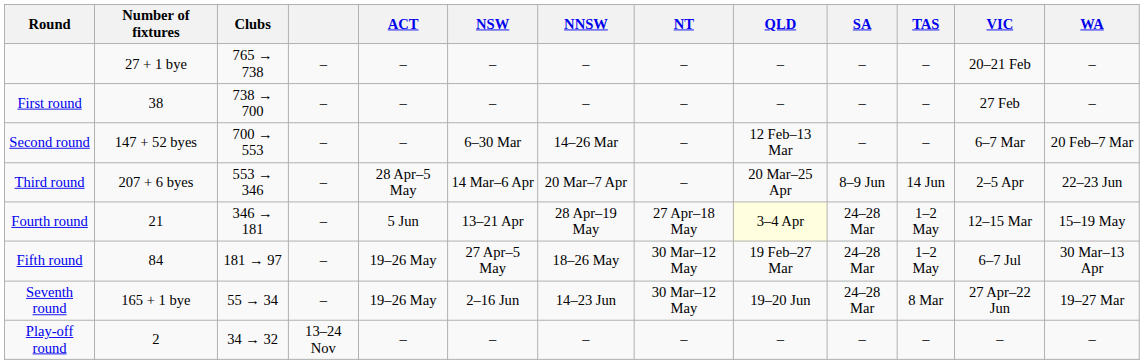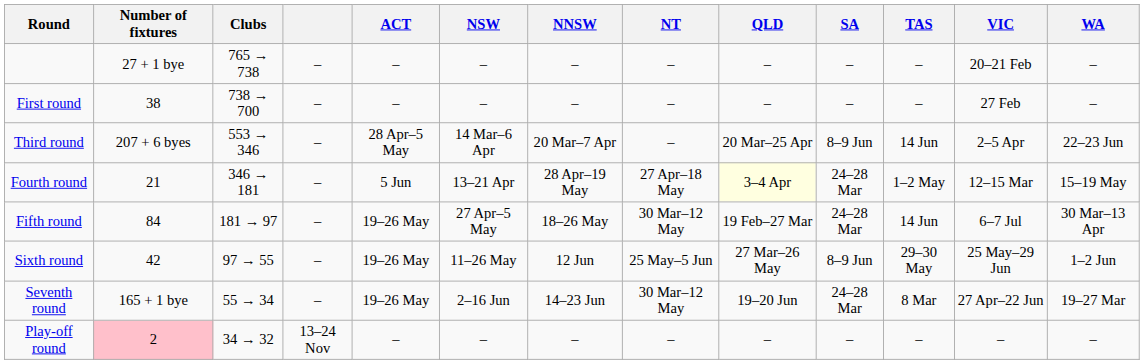- row: (50, 142)
(926, 261) 1–2 May -> (919, 221) 14 Jun
+ row: (49, 261)
(156, 340) no background -> (153, 340) pink background
